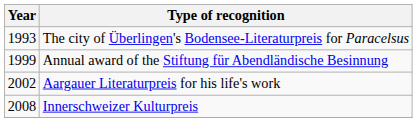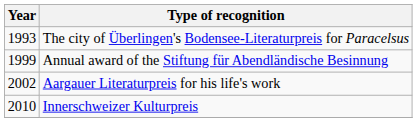(22, 106) 2008 -> (22, 106) 2010
